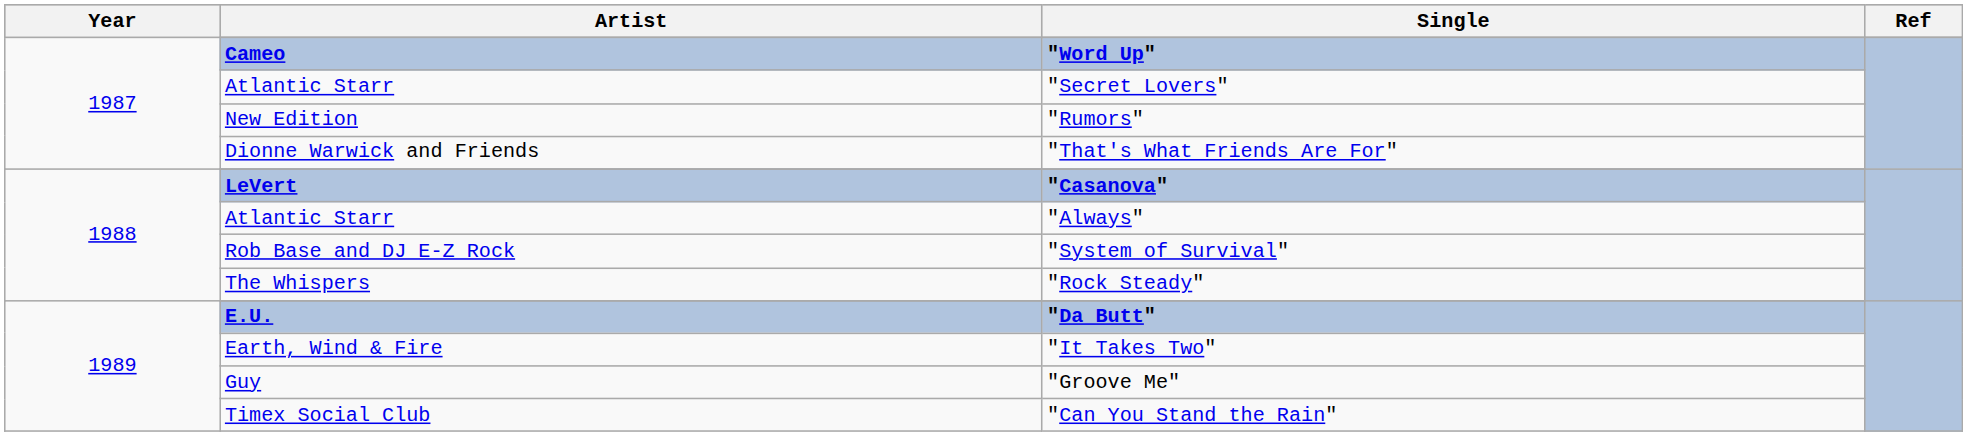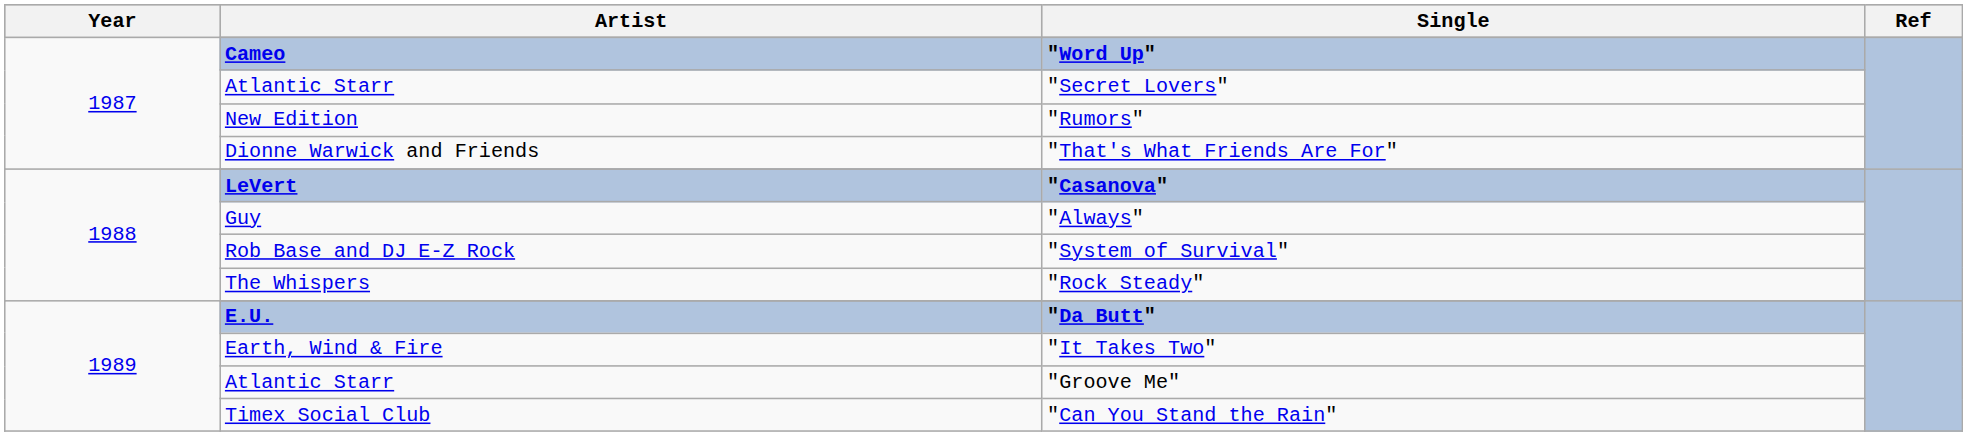(310, 218) Atlantic Starr -> (243, 218) Guy
(243, 382) Guy -> (310, 382) Atlantic Starr
